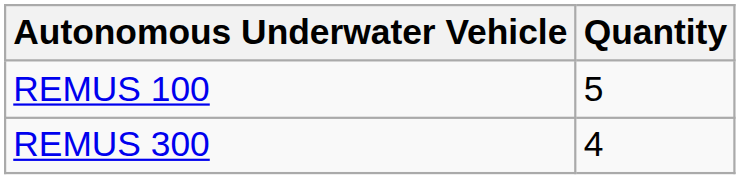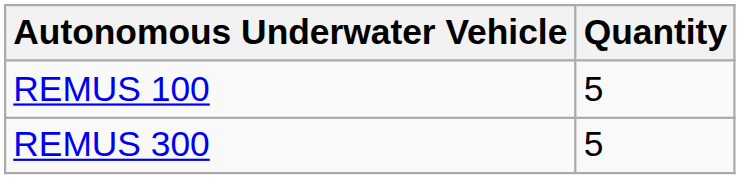(593, 144) 4 -> (593, 144) 5
